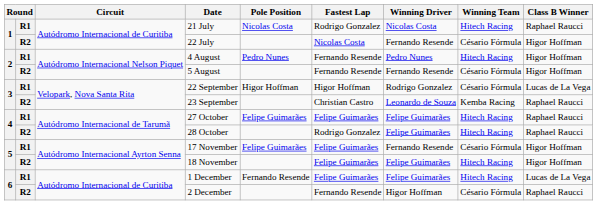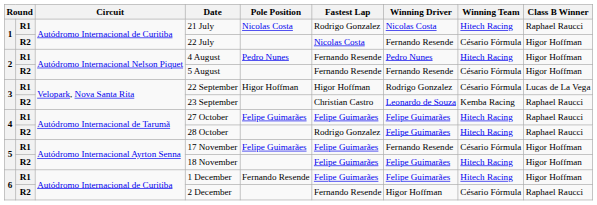(558, 176) Lucas de La Vega -> (554, 176) Higor Hoffman
